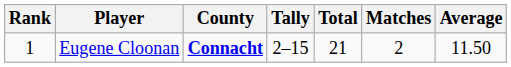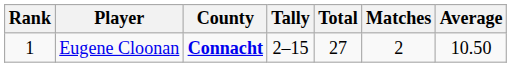(338, 47) 21 -> (338, 47) 27
(471, 47) 11.50 -> (471, 47) 10.50
